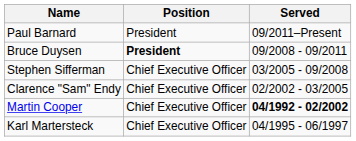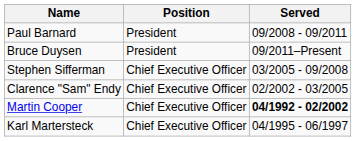(297, 32) 09/2011–Present -> (300, 32) 09/2008 - 09/2011
(153, 51) bold -> (151, 51) normal
(300, 51) 09/2008 - 09/2011 -> (297, 51) 09/2011–Present
